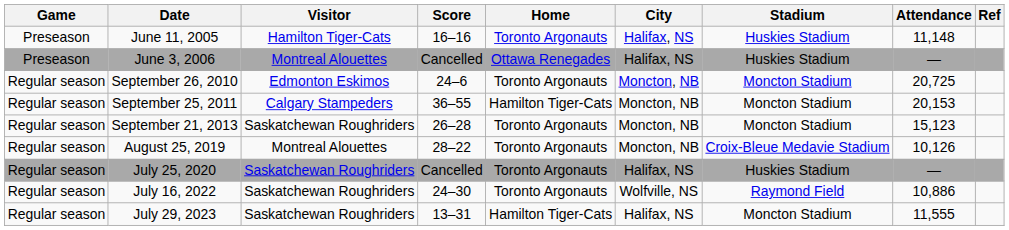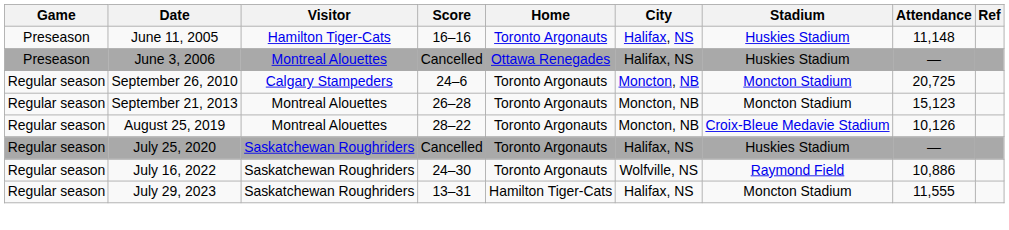(329, 81) Edmonton Eskimos -> (329, 81) Calgary Stampeders
- row: (175, 103)
(329, 125) Saskatchewan Roughriders -> (329, 103) Montreal Alouettes
